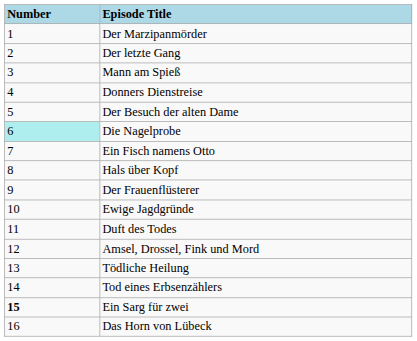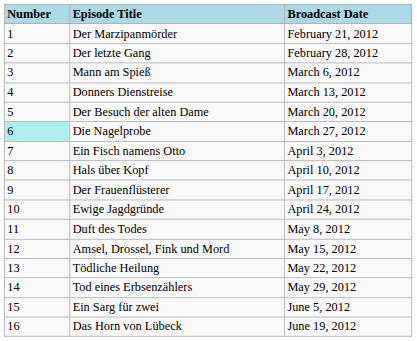+ column: (328, 14)
(13, 307) bold -> (13, 307) normal
